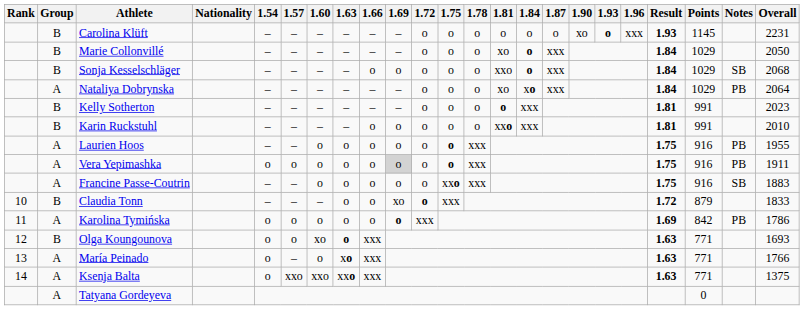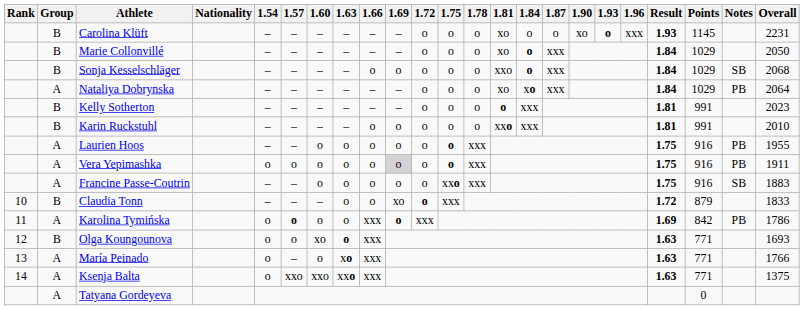(503, 32) o -> (503, 32) xo
(294, 220) normal -> (294, 220) bold
(372, 220) o -> (372, 220) xxx
